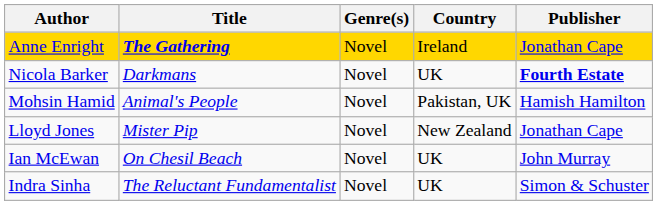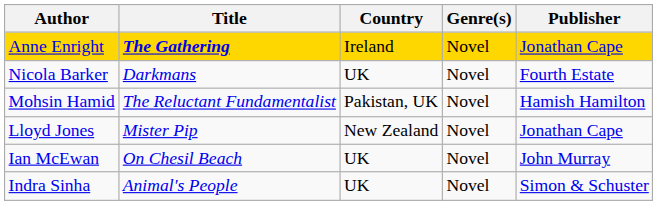columns swapped: (377, 18) <-> (464, 18)
(572, 74) bold -> (567, 74) normal
(180, 102) Animal's People -> (229, 102) The Reluctant Fundamentalist
(229, 185) The Reluctant Fundamentalist -> (180, 185) Animal's People
